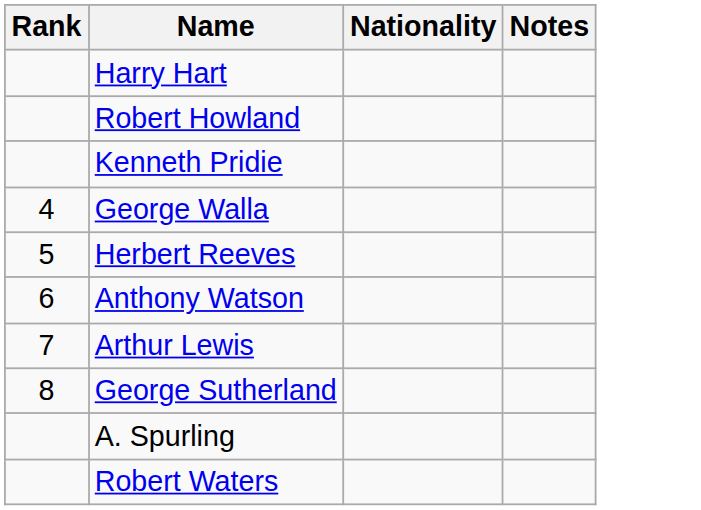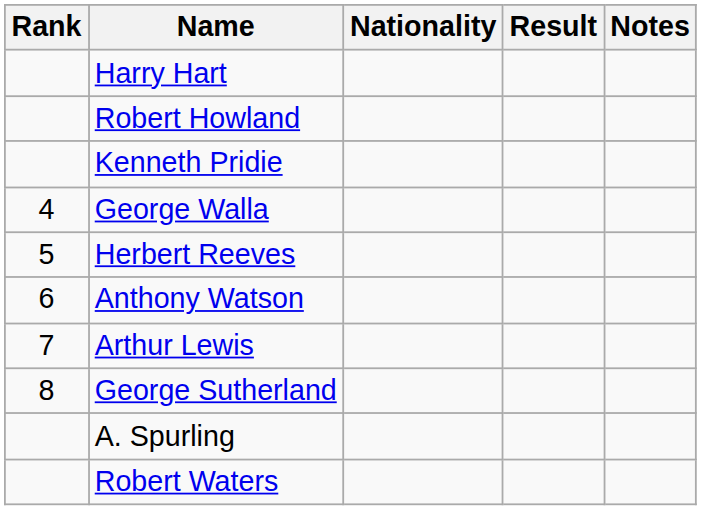+ column: (553, 27)
